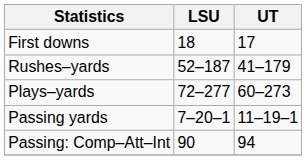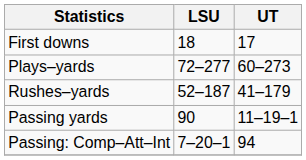rows swapped: (51, 92) <-> (59, 67)
(204, 117) 7–20–1 -> (186, 117) 90
(186, 142) 90 -> (204, 142) 7–20–1
